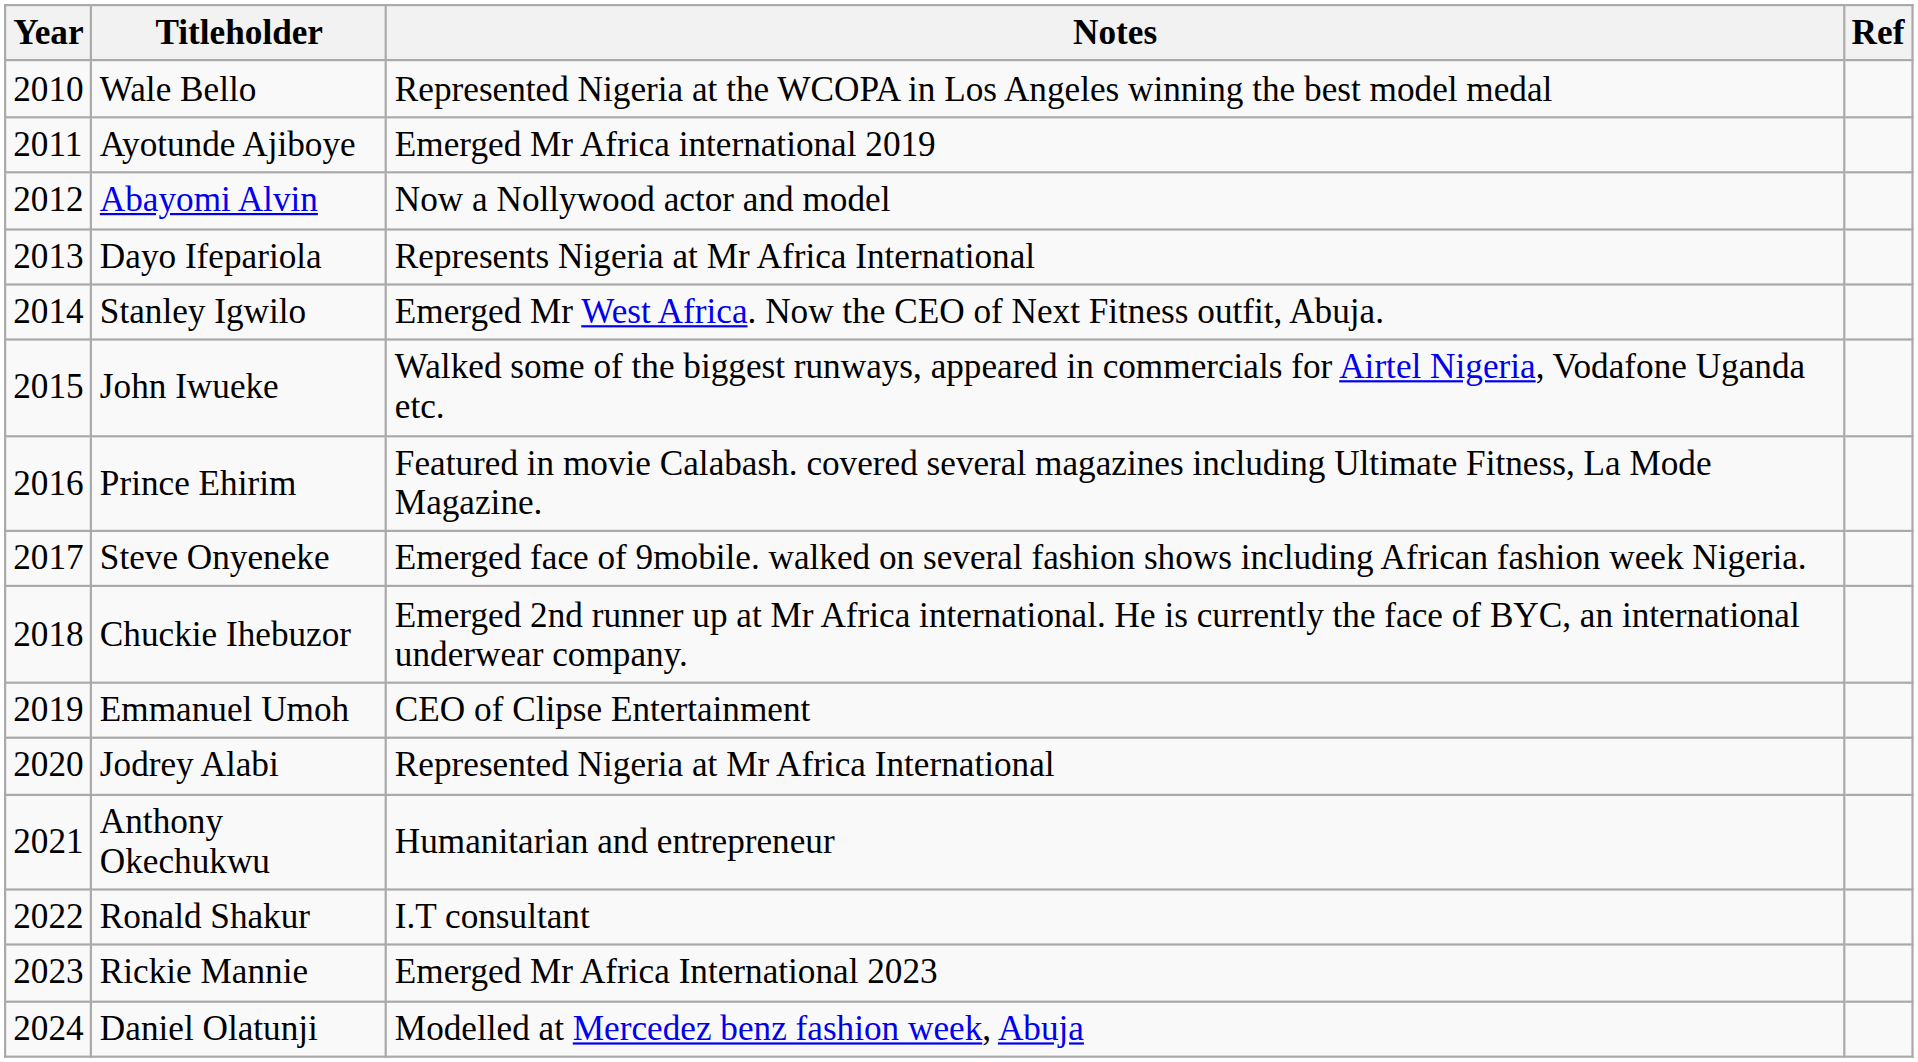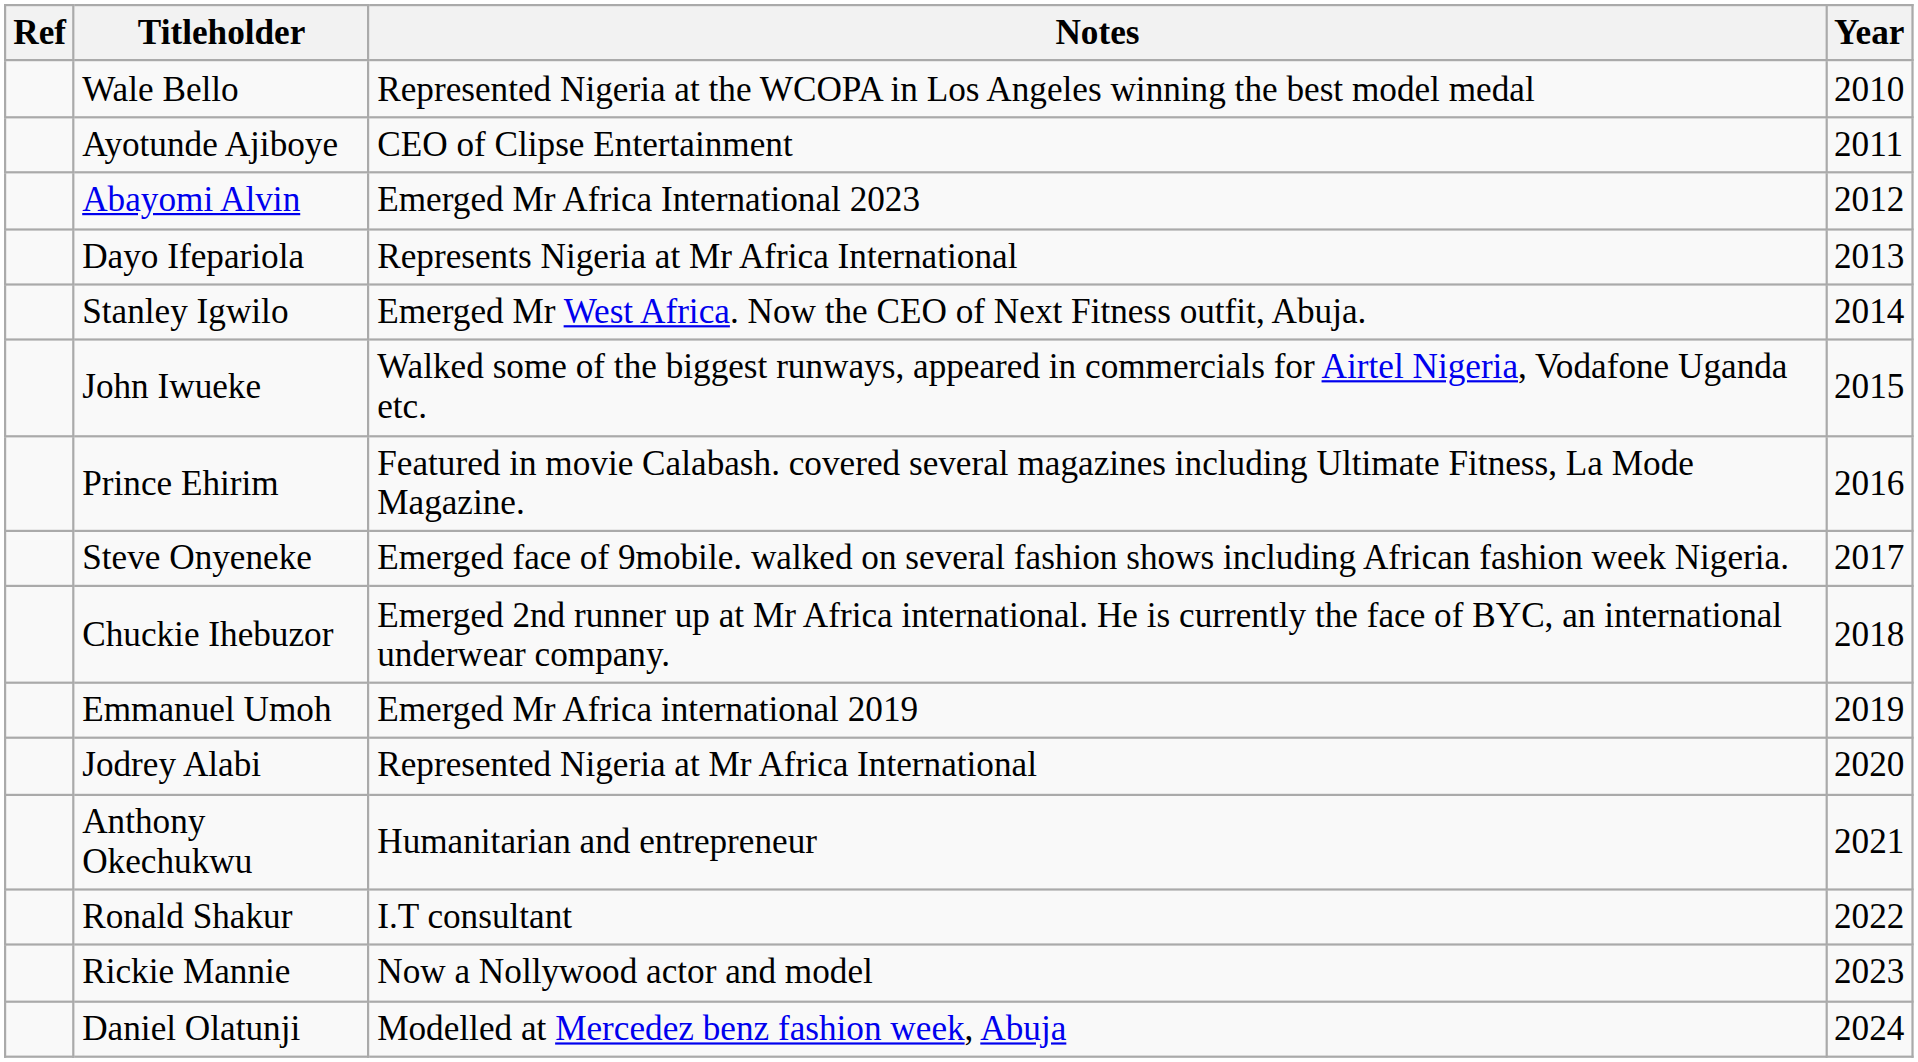columns swapped: (48, 32) <-> (1878, 32)
(665, 144) Emerged Mr Africa international 2019 -> (585, 144) CEO of Clipse Entertainment
(643, 199) Now a Nollywood actor and model -> (649, 199) Emerged Mr Africa International 2023
(603, 709) CEO of Clipse Entertainment -> (648, 709) Emerged Mr Africa international 2019
(666, 972) Emerged Mr Africa International 2023 -> (625, 972) Now a Nollywood actor and model
